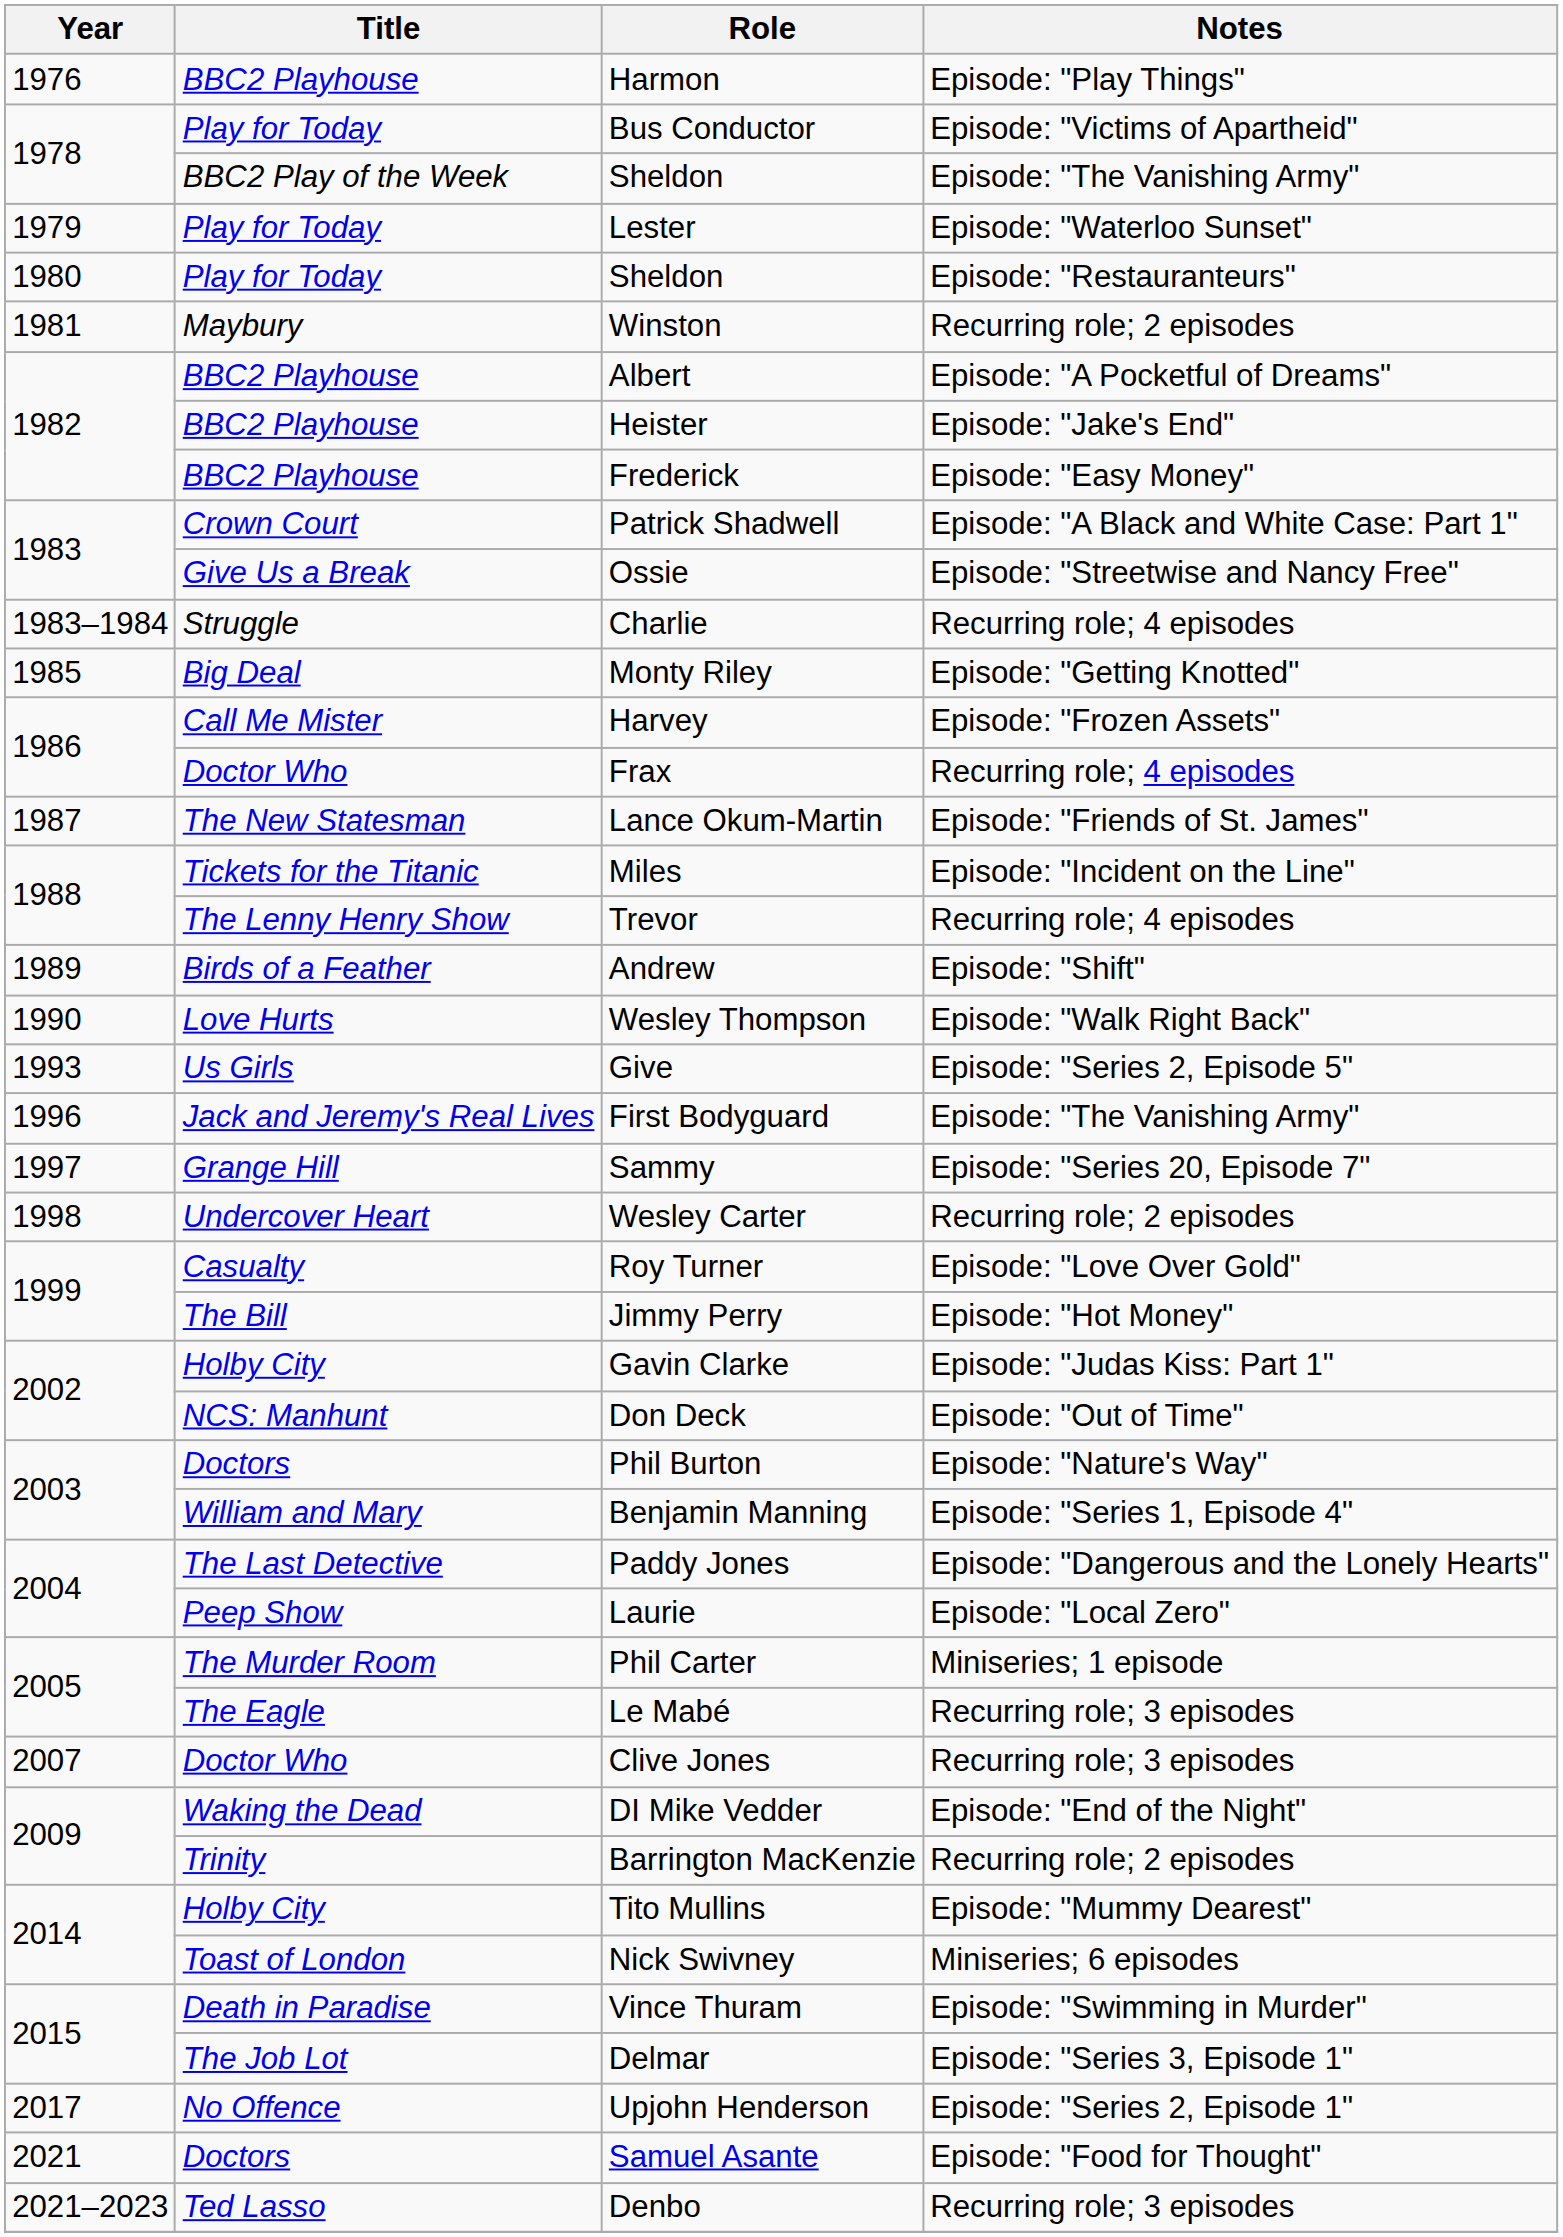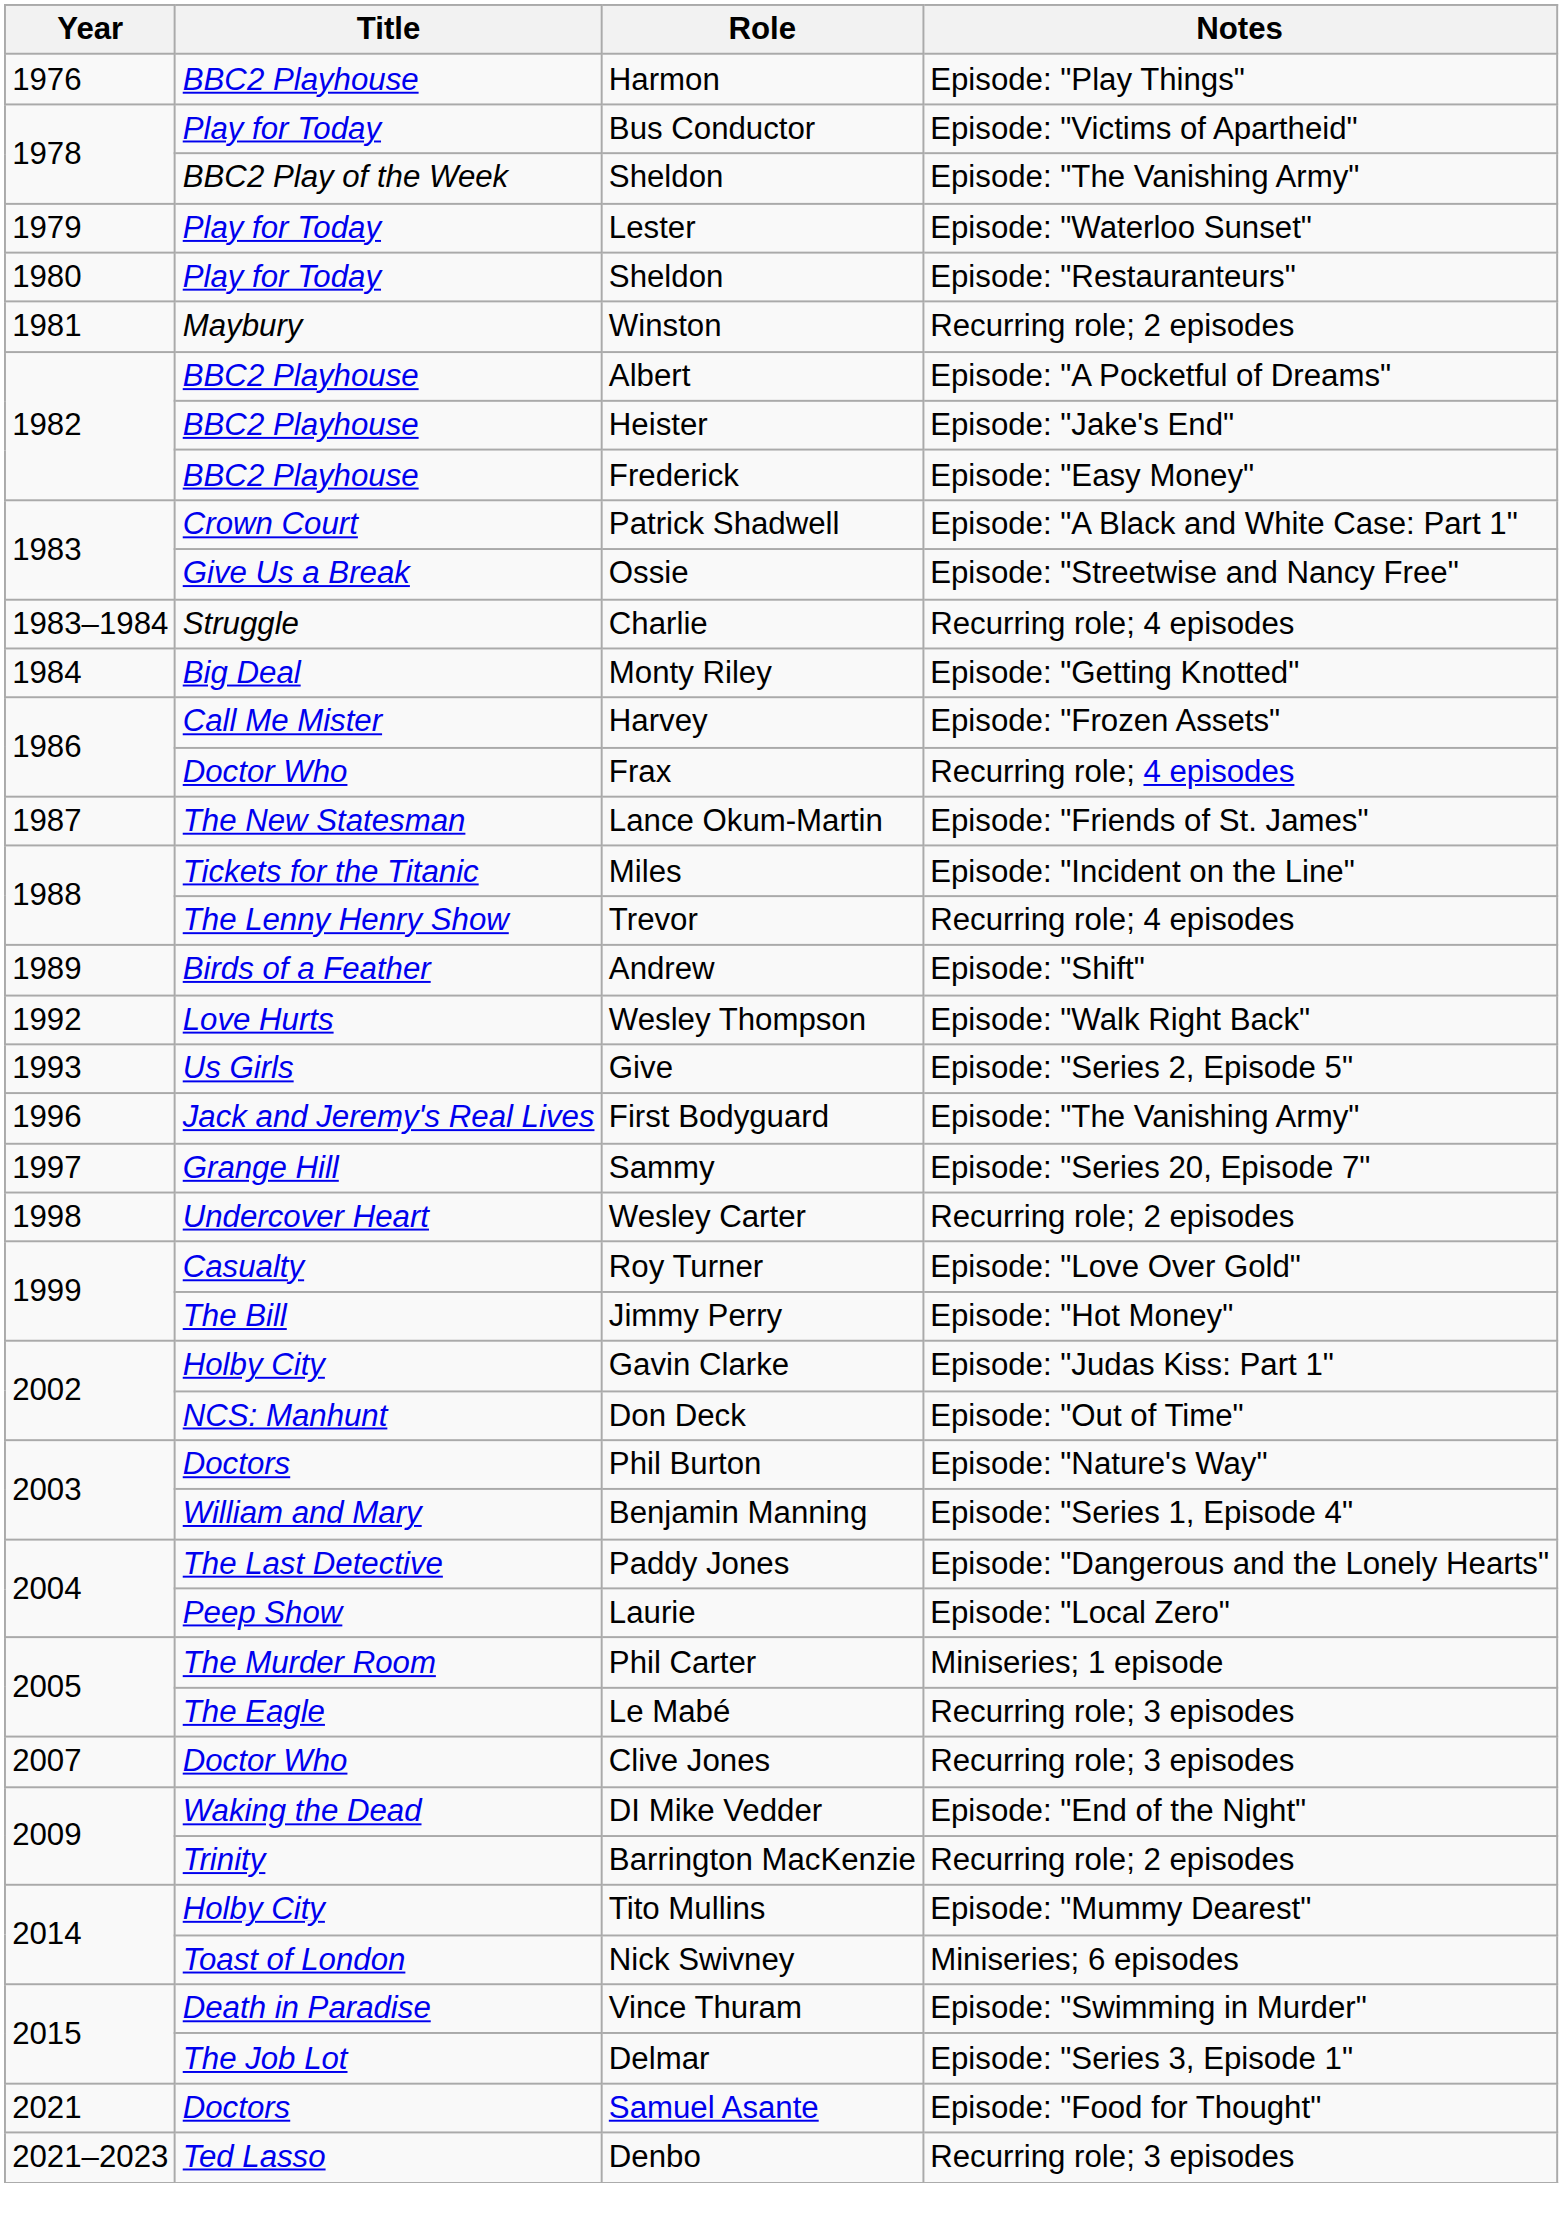(47, 672) 1985 -> (47, 672) 1984
(47, 1018) 1990 -> (47, 1018) 1992
- row: (262, 2107)
